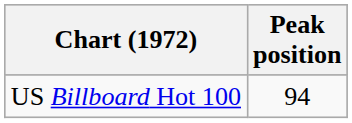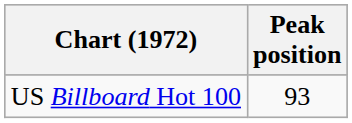(297, 95) 94 -> (297, 95) 93
